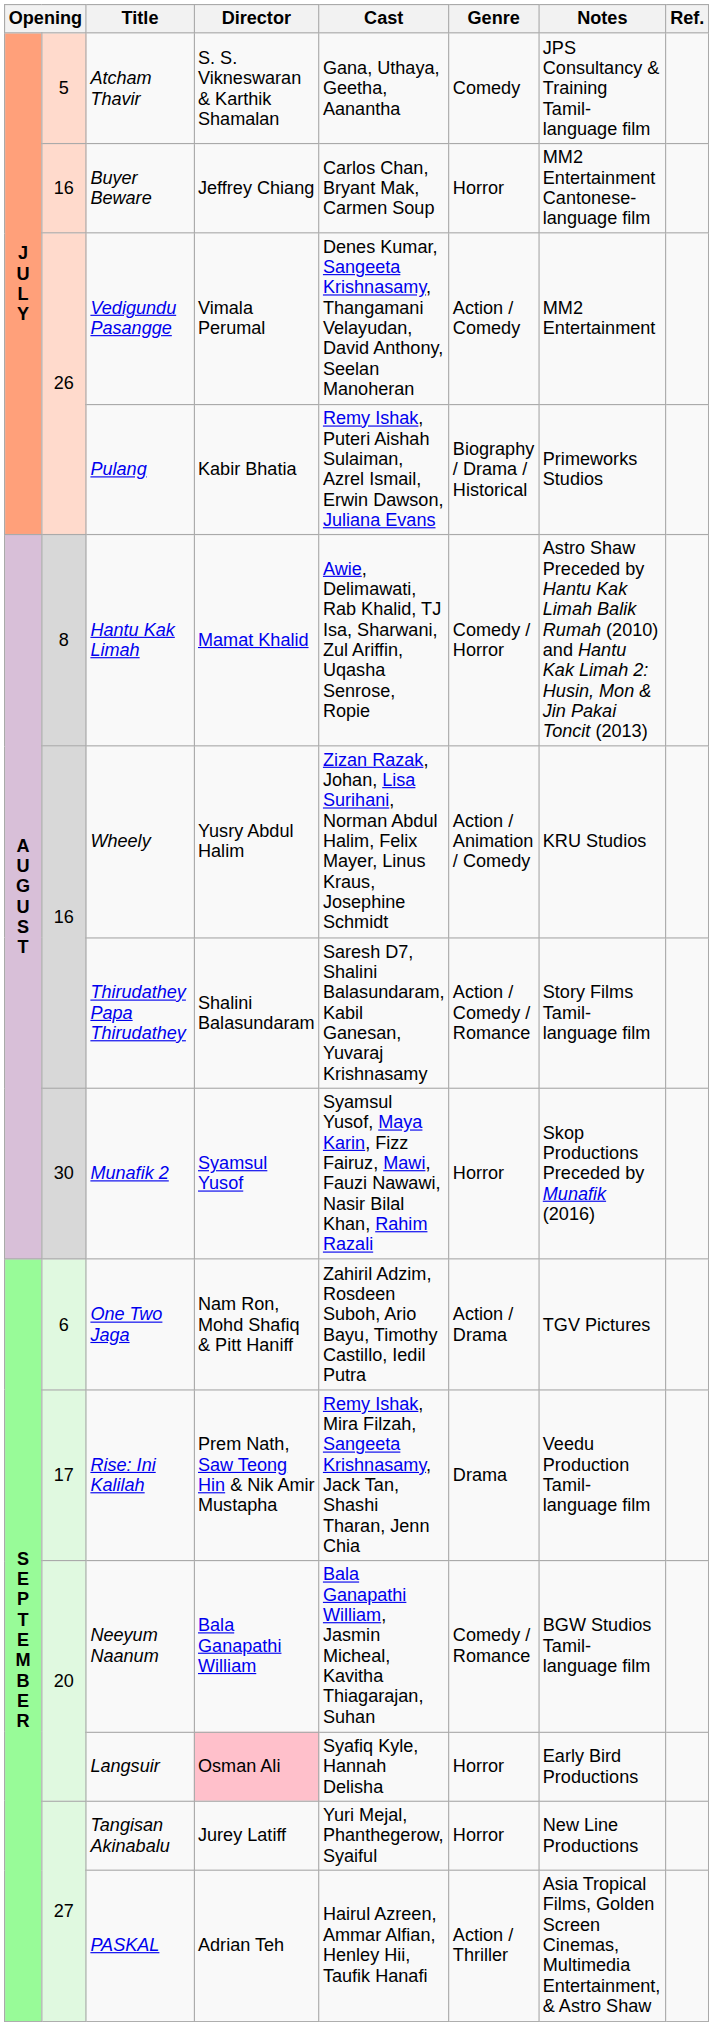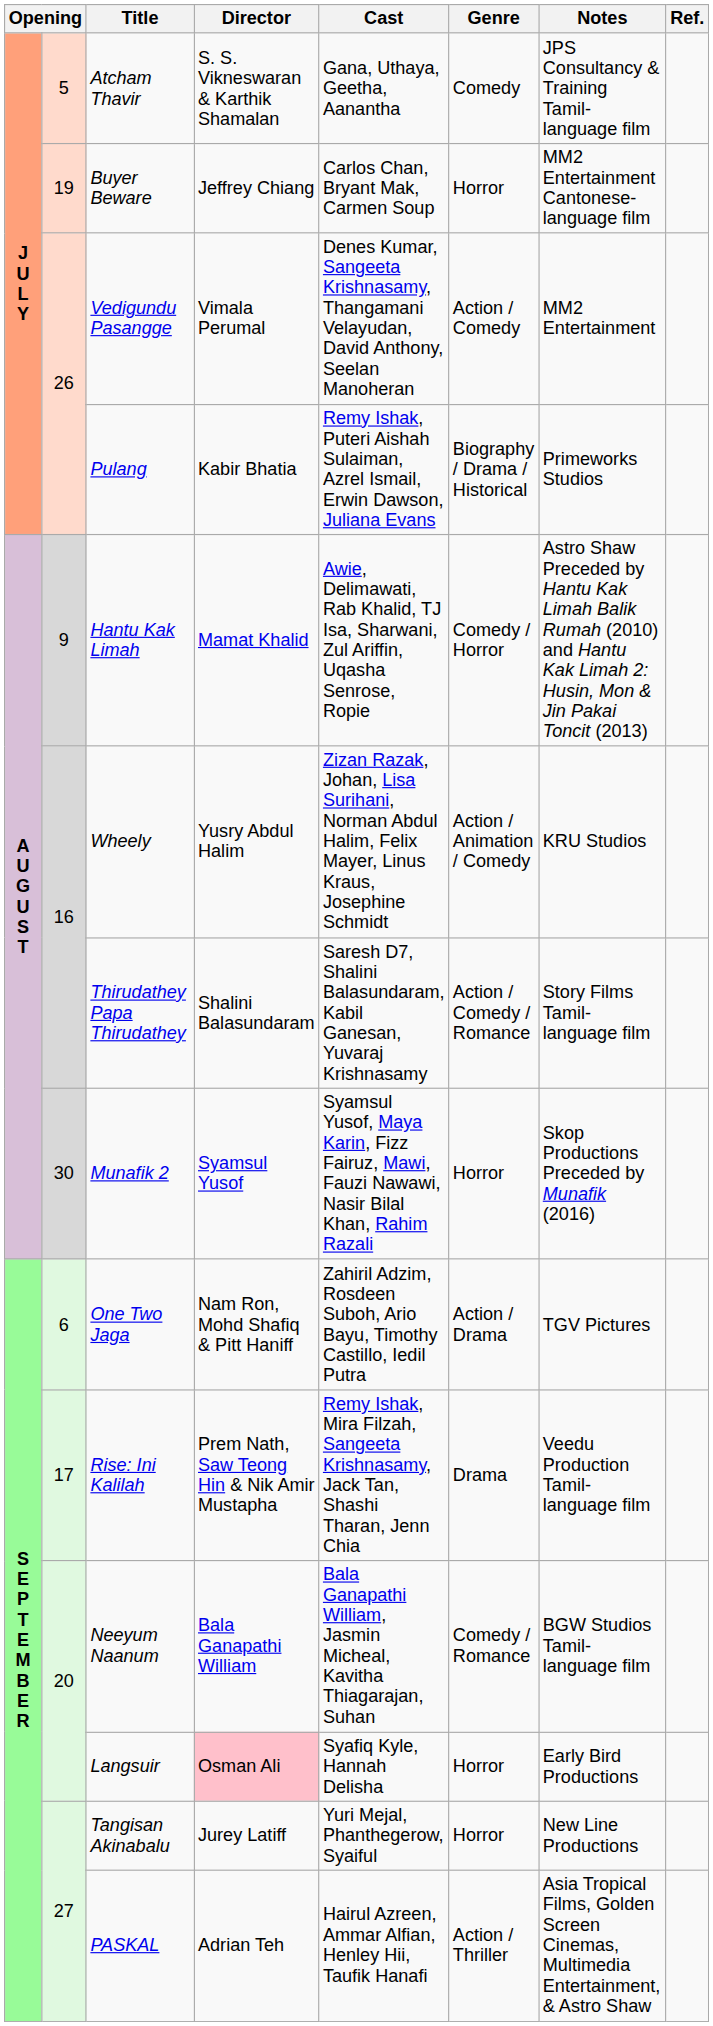(64, 188) 16 -> (64, 188) 19
(64, 640) 8 -> (64, 640) 9
